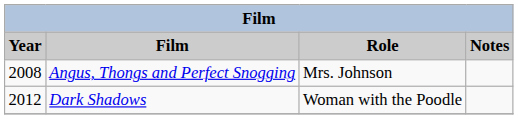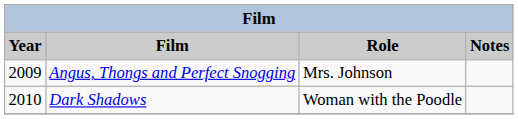(25, 73) 2008 -> (25, 73) 2009
(25, 100) 2012 -> (25, 100) 2010
